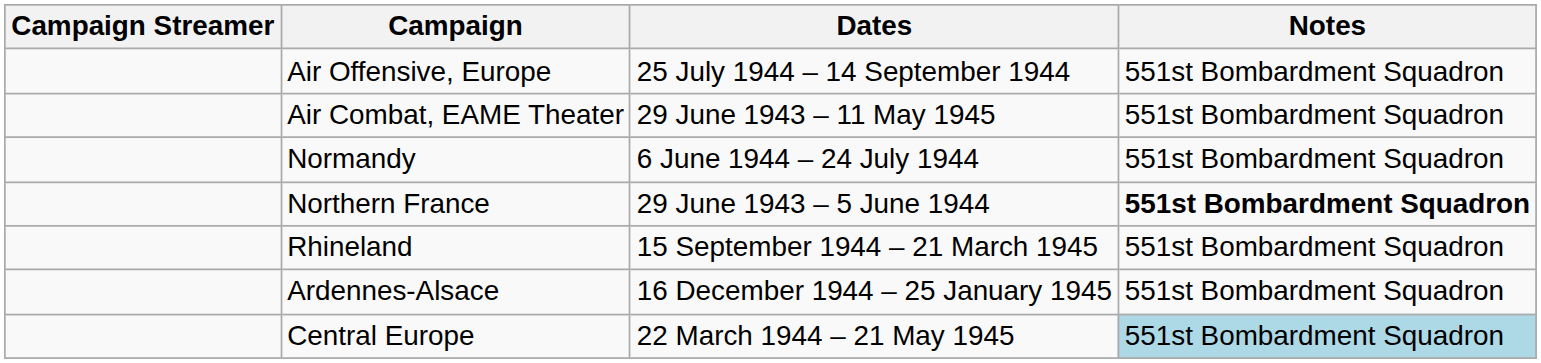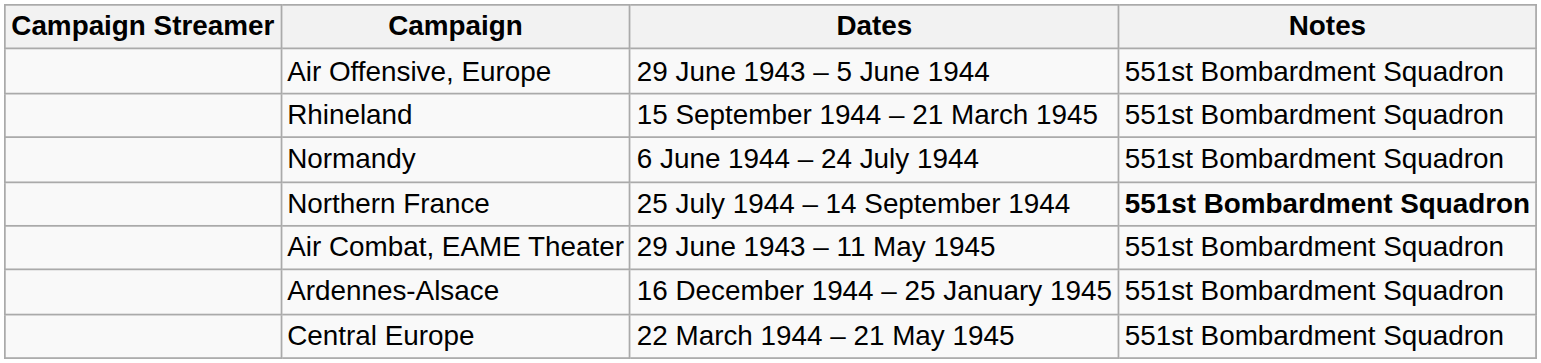(853, 70) 25 July 1944 – 14 September 1944 -> (813, 70) 29 June 1943 – 5 June 1944
rows swapped: (456, 114) <-> (350, 247)
(813, 203) 29 June 1943 – 5 June 1944 -> (853, 203) 25 July 1944 – 14 September 1944
(1314, 335) lightblue background -> (1314, 335) no background
